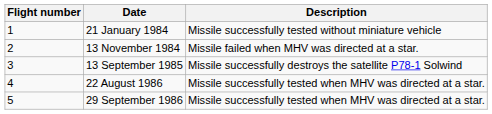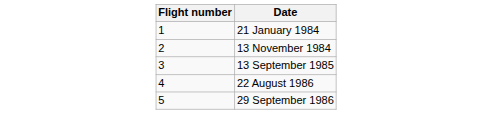- column: (336, 13)
